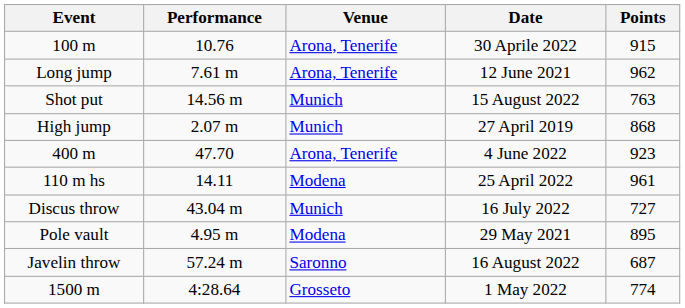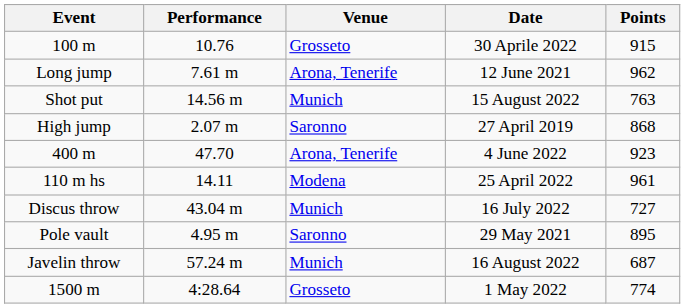(343, 45) Arona, Tenerife -> (320, 45) Grosseto
(316, 126) Munich -> (318, 126) Saronno
(317, 235) Modena -> (318, 235) Saronno
(318, 262) Saronno -> (316, 262) Munich
